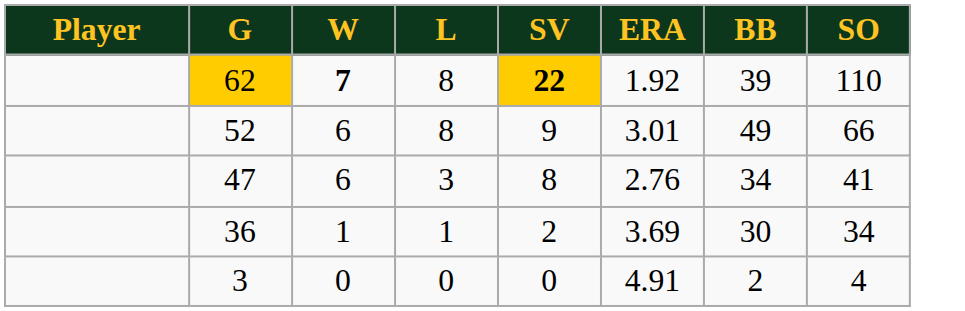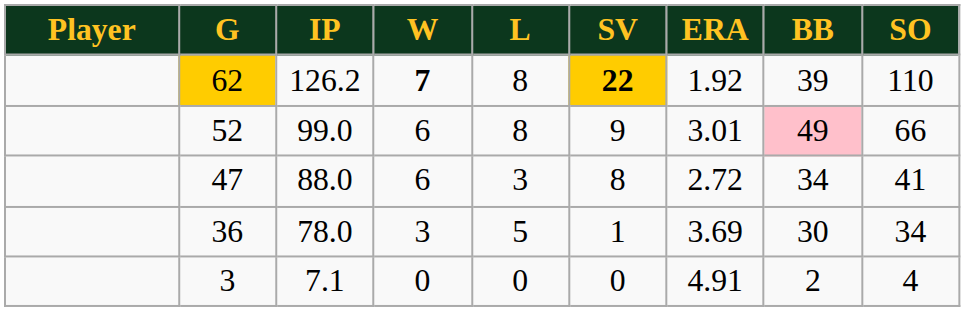+ column: (325, 29)
(756, 130) no background -> (813, 130) pink background
(652, 180) 2.76 -> (715, 180) 2.72
(343, 230) 1 -> (422, 230) 3
(446, 230) 1 -> (520, 230) 5
(549, 230) 2 -> (618, 230) 1
